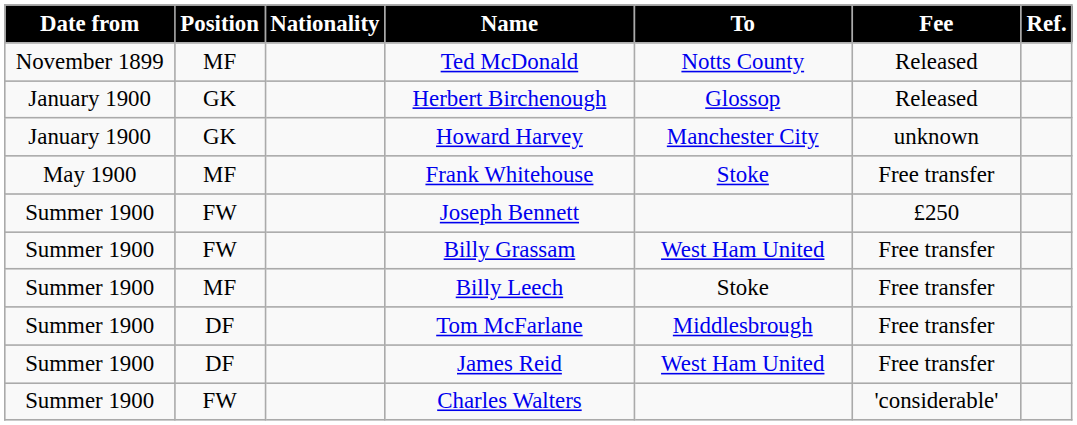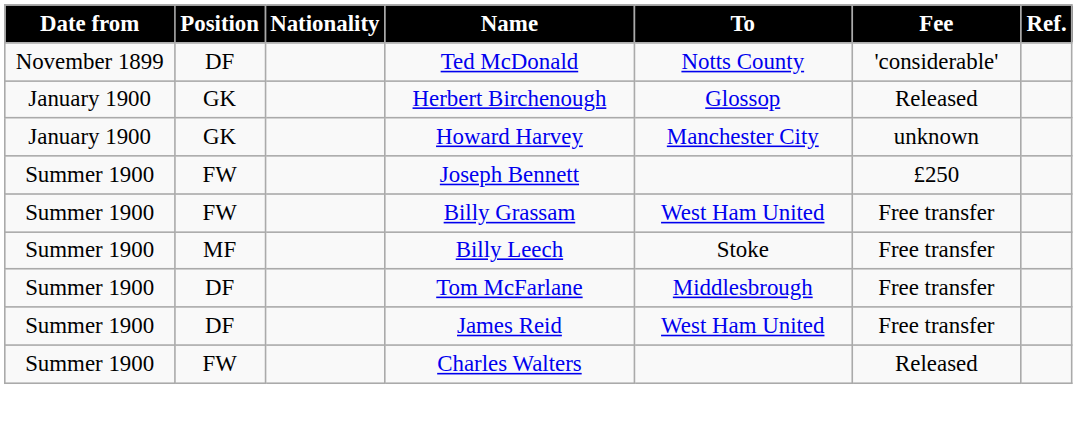(220, 61) MF -> (220, 61) DF
(936, 61) Released -> (936, 61) 'considerable'
- row: (509, 174)
(936, 401) 'considerable' -> (936, 363) Released
